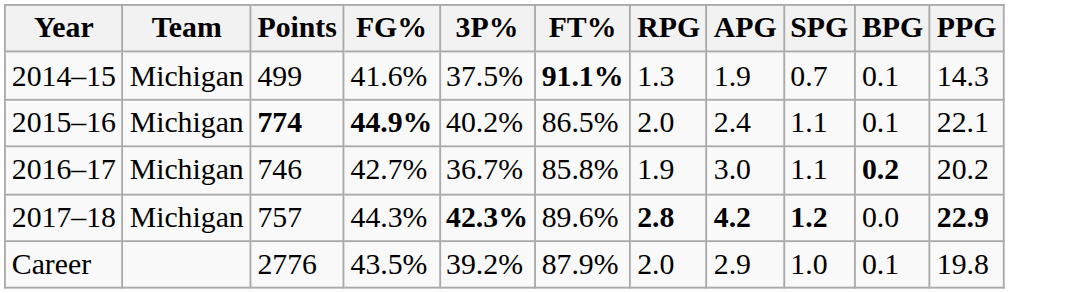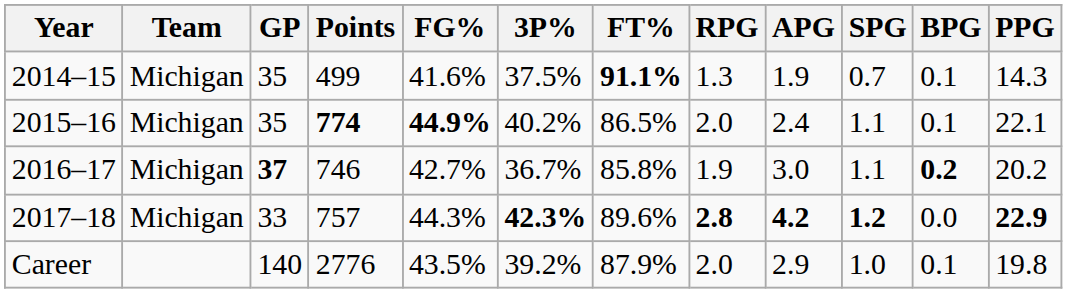+ column: (280, 28)
